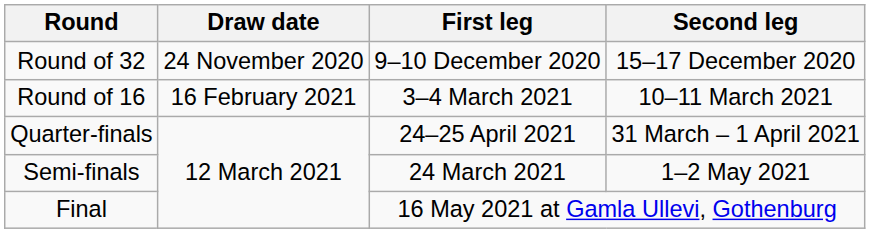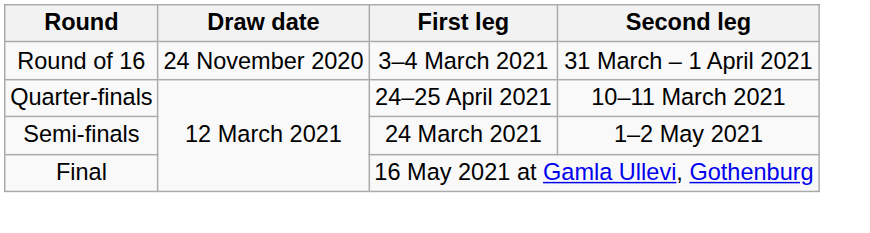- row: (81, 60)
(264, 97) 16 February 2021 -> (264, 60) 24 November 2020
(736, 97) 10–11 March 2021 -> (688, 60) 31 March – 1 April 2021
(736, 135) 31 March – 1 April 2021 -> (688, 97) 10–11 March 2021
